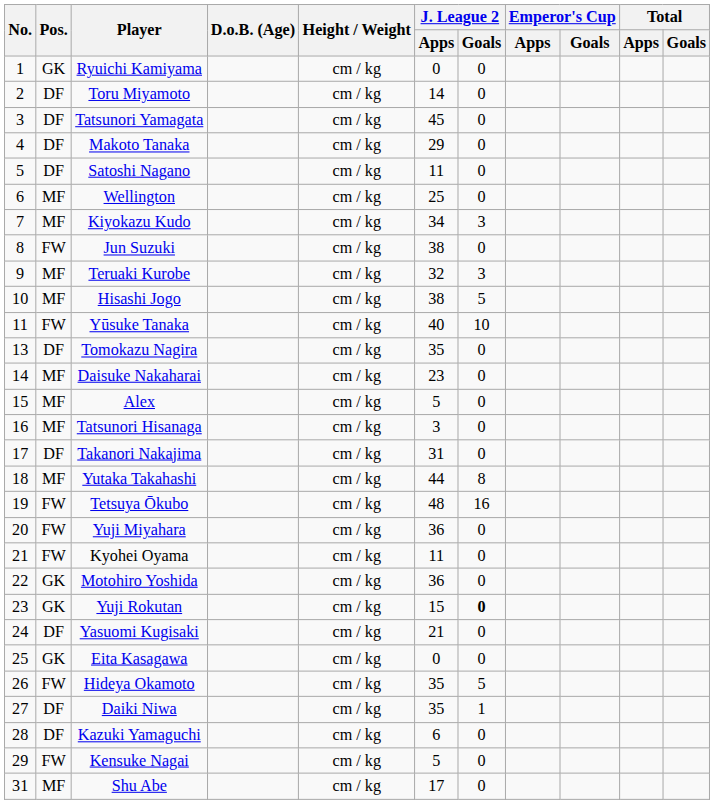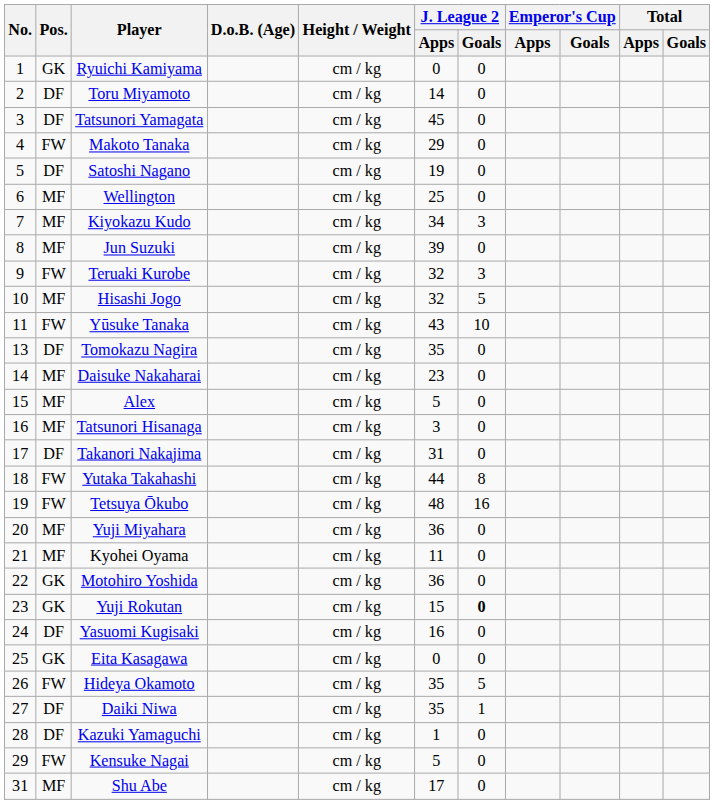(54, 145) DF -> (54, 145) FW
(436, 171) 11 -> (436, 171) 19
(54, 247) FW -> (54, 247) MF
(436, 247) 38 -> (436, 247) 39
(54, 273) MF -> (54, 273) FW
(436, 299) 38 -> (436, 299) 32
(436, 324) 40 -> (436, 324) 43
(54, 478) MF -> (54, 478) FW
(54, 529) FW -> (54, 529) MF
(54, 555) FW -> (54, 555) MF
(436, 632) 21 -> (436, 632) 16
(436, 734) 6 -> (436, 734) 1
